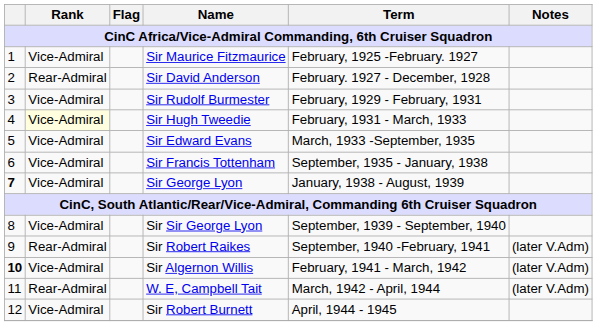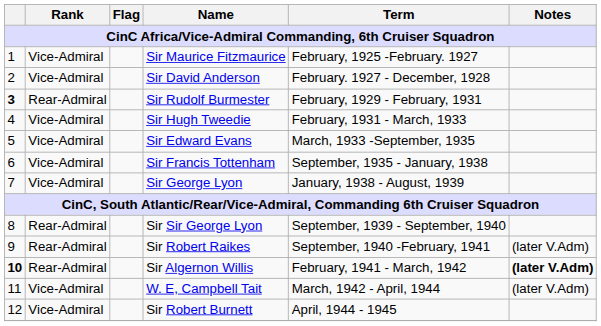(67, 78) Rear-Admiral -> (66, 78) Vice-Admiral
(11, 99) normal -> (11, 99) bold
(66, 99) Vice-Admiral -> (67, 99) Rear-Admiral
(66, 120) lightyellow background -> (66, 120) no background
(11, 183) bold -> (11, 183) normal
(66, 225) Vice-Admiral -> (67, 225) Rear-Admiral
(66, 267) Vice-Admiral -> (67, 267) Rear-Admiral
(550, 267) normal -> (553, 267) bold
(67, 288) Rear-Admiral -> (66, 288) Vice-Admiral
